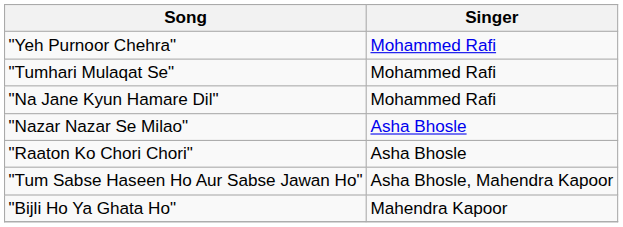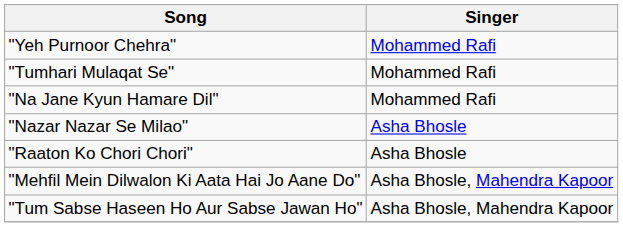+ row: (184, 180)
- row: (92, 208)
